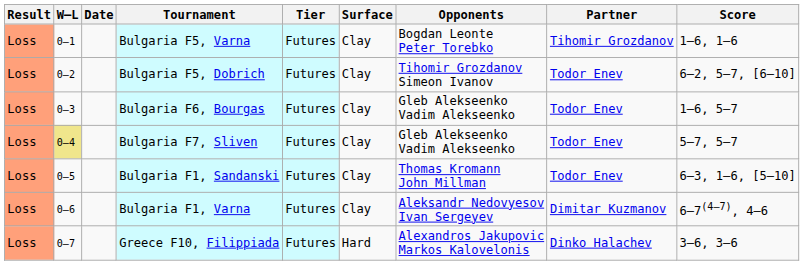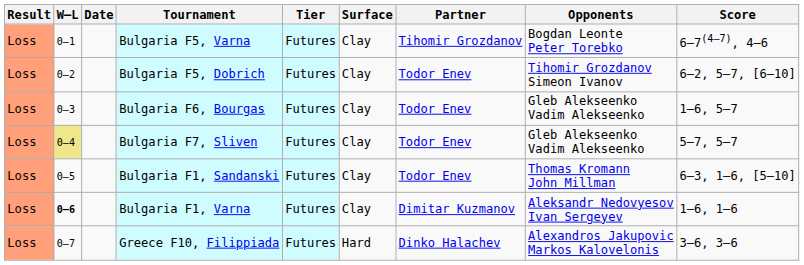columns swapped: (612, 14) <-> (471, 14)
(709, 41) 1–6, 1–6 -> (724, 41) 6–7(4–7), 4–6
(66, 210) normal -> (66, 209) bold
(724, 209) 6–7(4–7), 4–6 -> (709, 209) 1–6, 1–6
